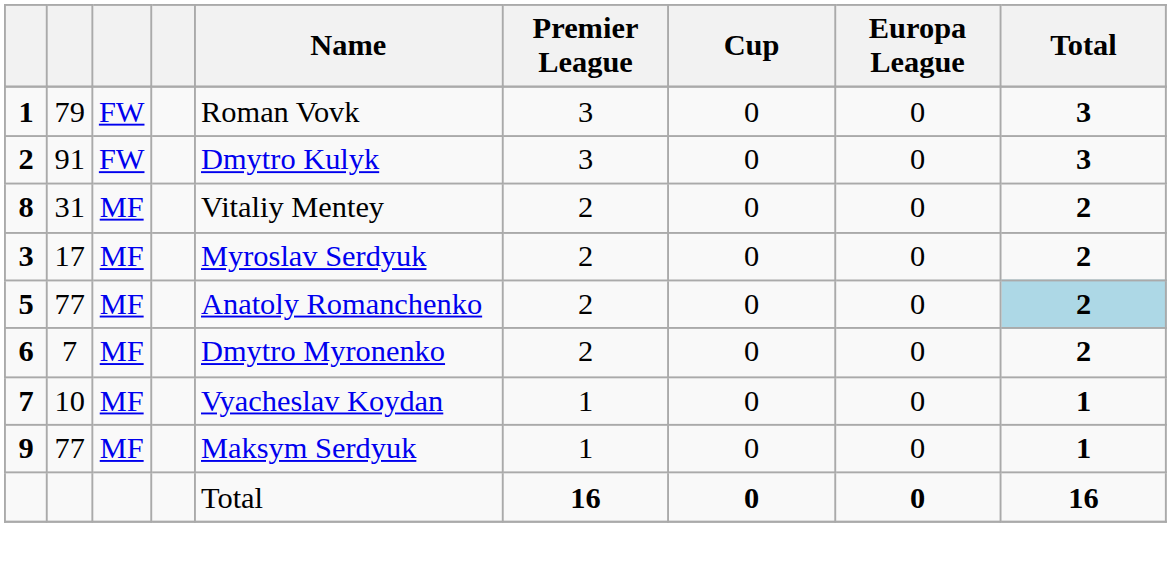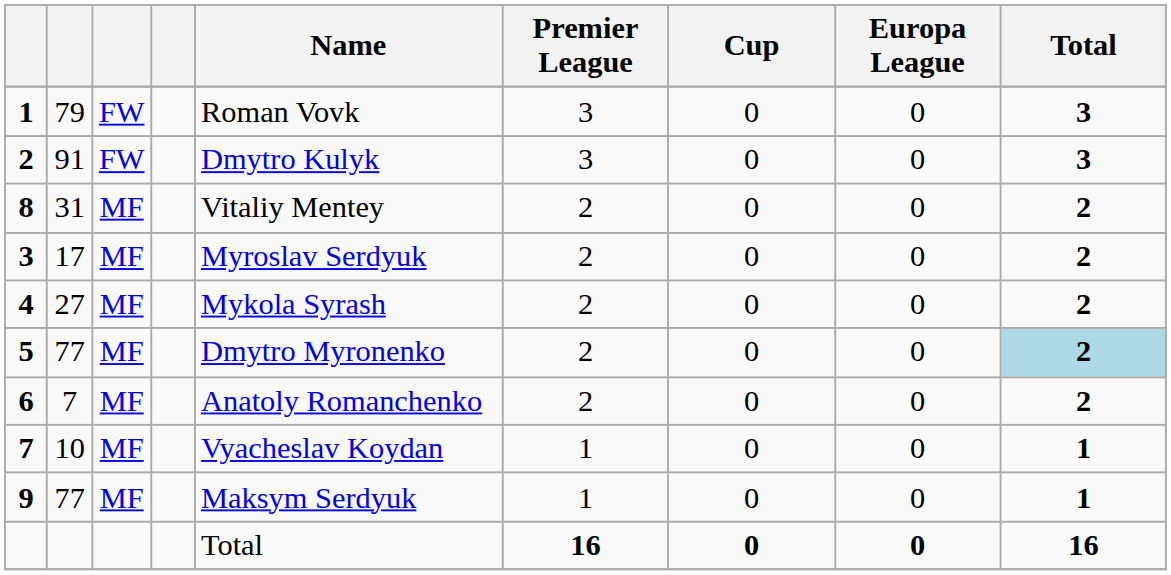+ row: (26, 303)
(342, 303) Anatoly Romanchenko -> (323, 352) Dmytro Myronenko
(323, 352) Dmytro Myronenko -> (342, 400) Anatoly Romanchenko
